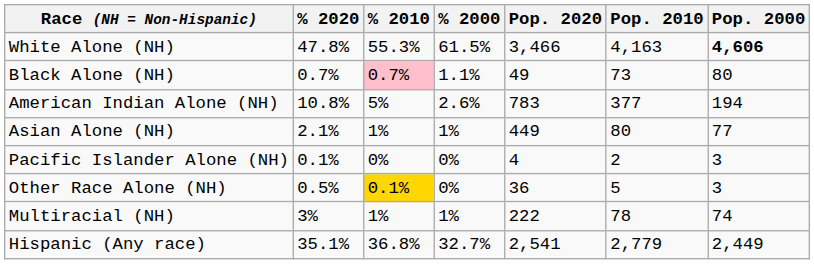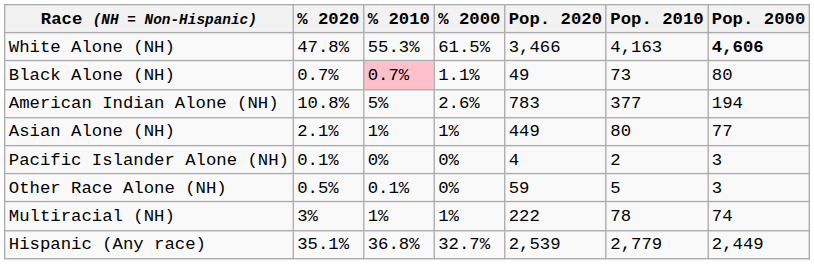(388, 188) gold background -> (388, 188) no background
(519, 188) 36 -> (519, 188) 59
(535, 244) 2,541 -> (535, 244) 2,539
